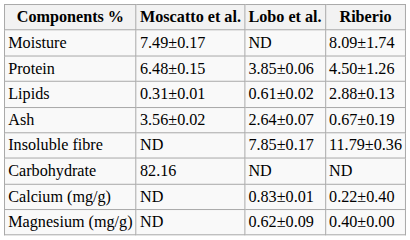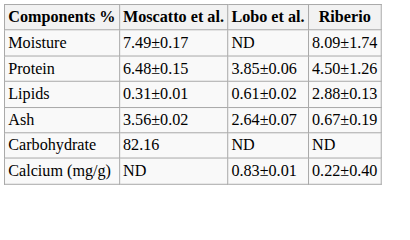- row: (56, 145)
- row: (70, 222)
